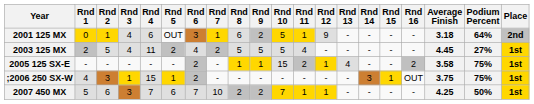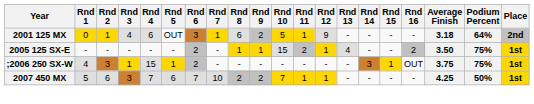- row: (40, 49)
(445, 63) 3.58 -> (445, 49) 3.50
